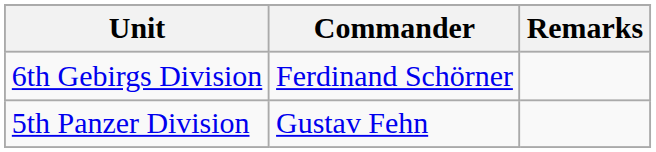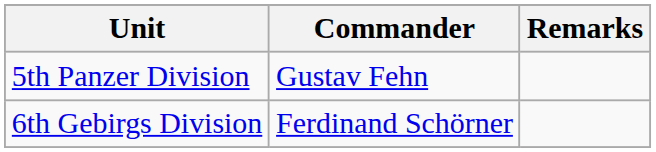rows swapped: (131, 123) <-> (137, 75)
